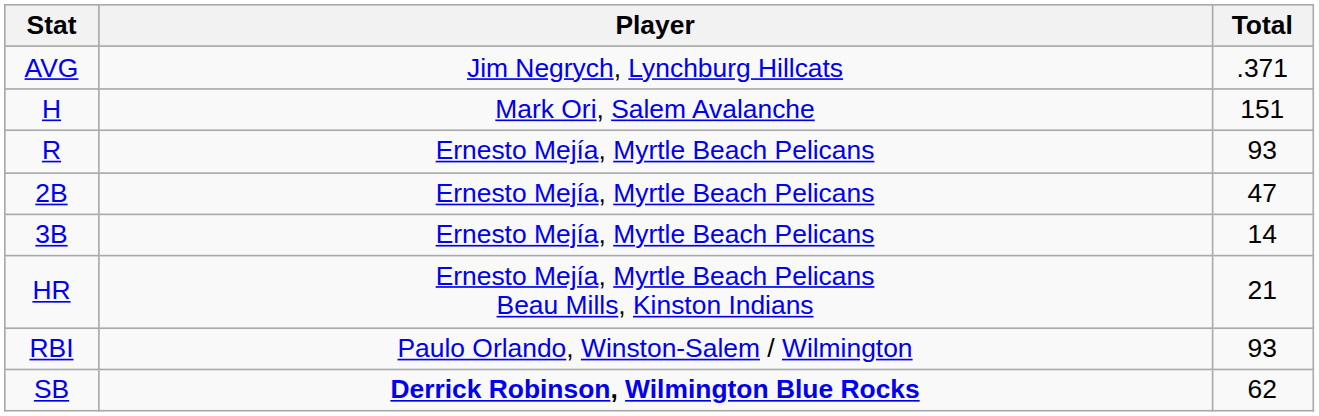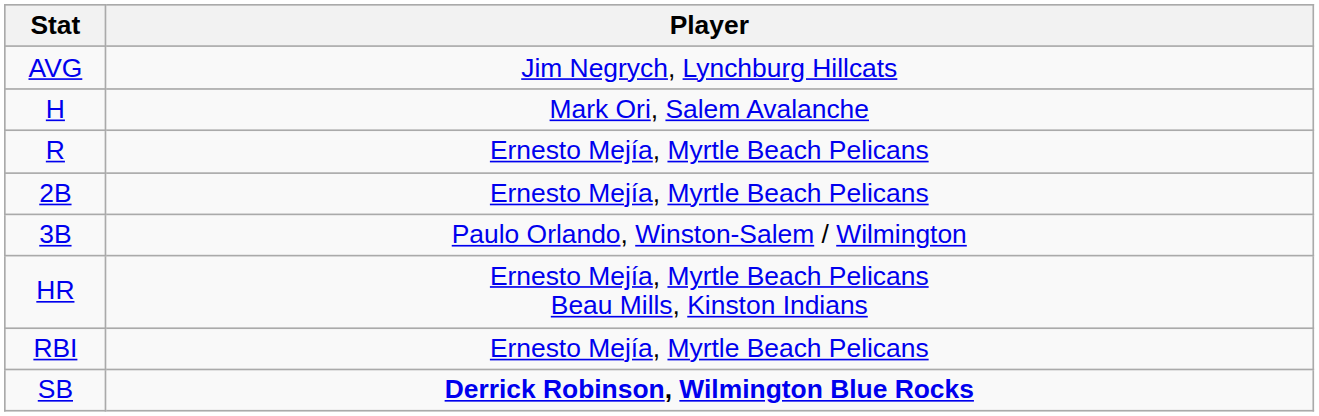- column: (1262, 25)
(655, 234) Ernesto Mejía, Myrtle Beach Pelicans -> (709, 234) Paulo Orlando, Winston-Salem / Wilmington
(655, 348) Paulo Orlando, Winston-Salem / Wilmington -> (709, 348) Ernesto Mejía, Myrtle Beach Pelicans
